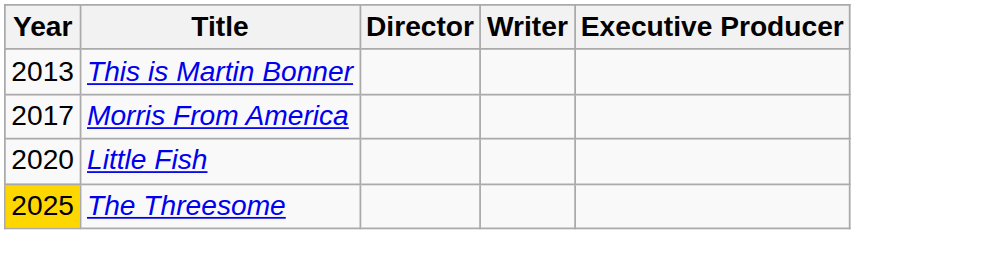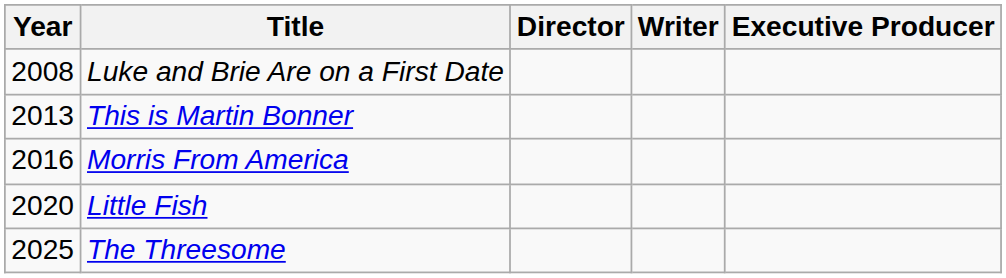+ row: (295, 71)
(43, 116) 2017 -> (43, 160) 2016
(43, 205) gold background -> (43, 250) no background
